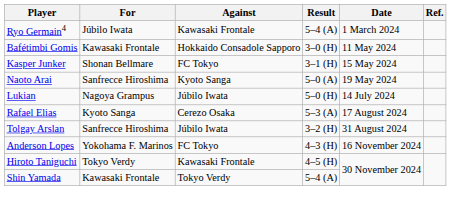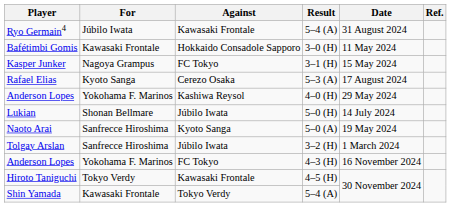(371, 30) 1 March 2024 -> (374, 30) 31 August 2024
(118, 64) Shonan Bellmare -> (118, 64) Nagoya Grampus
rows swapped: (29, 80) <-> (32, 112)
+ row: (40, 96)
(118, 96) Nagoya Grampus -> (118, 112) Shonan Bellmare
(374, 129) 31 August 2024 -> (371, 145) 1 March 2024
